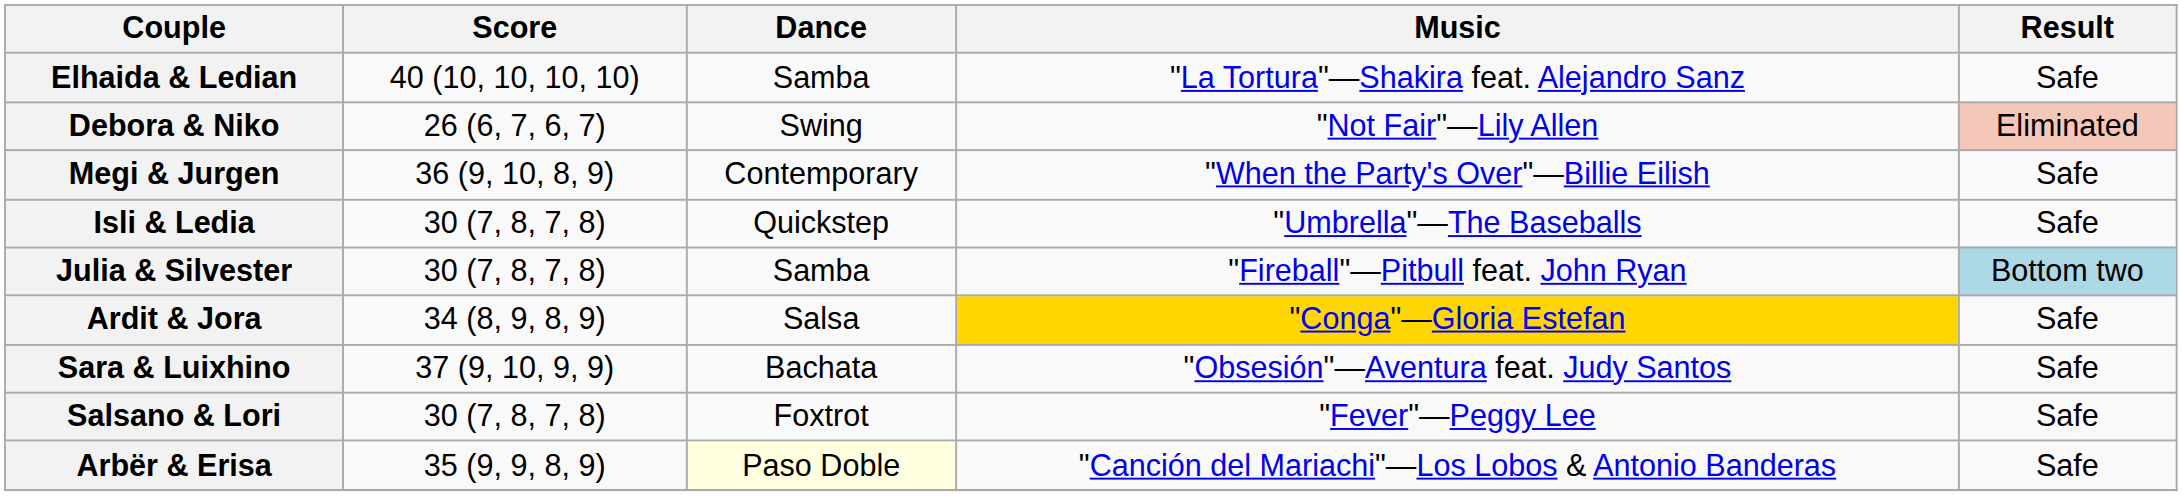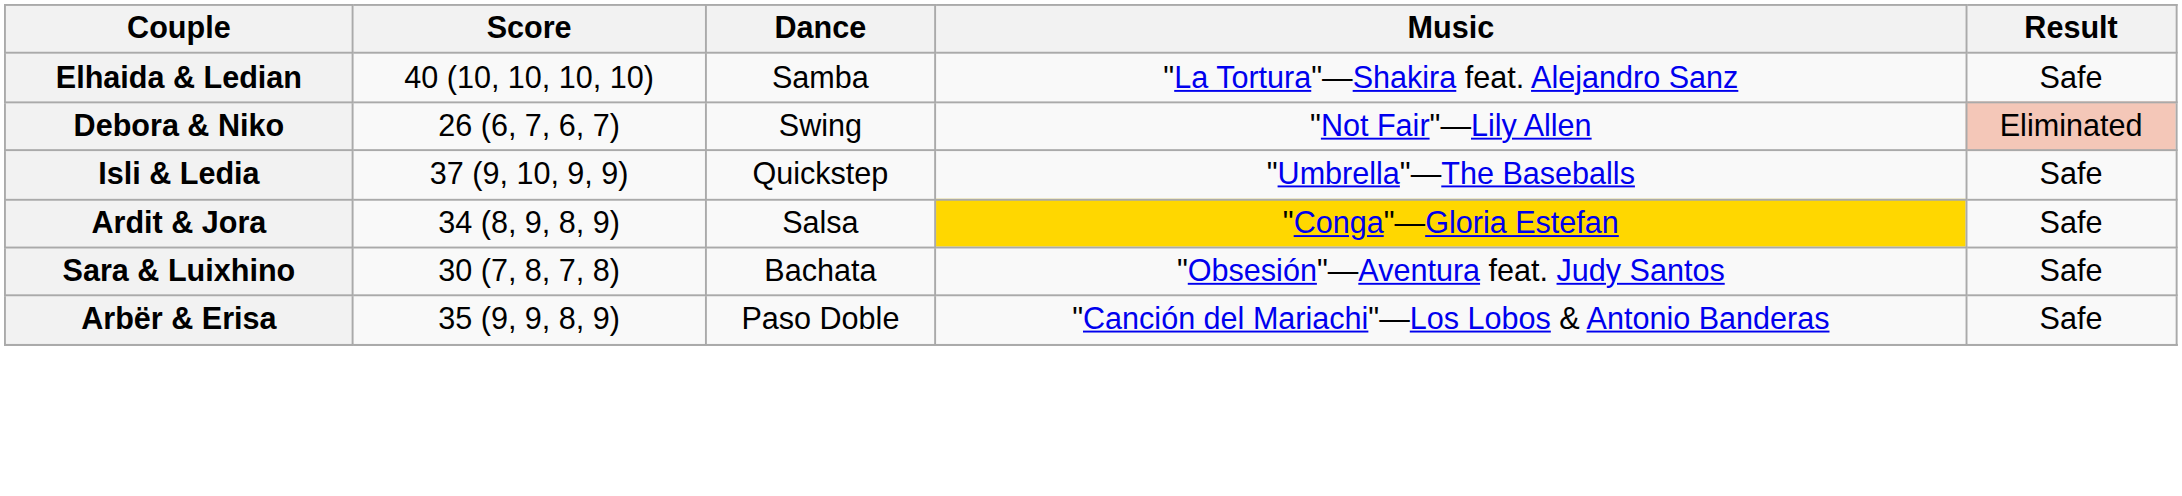- row: (174, 174)
(515, 222) 30 (7, 8, 7, 8) -> (529, 174) 37 (9, 10, 9, 9)
- row: (174, 271)
(515, 367) 37 (9, 10, 9, 9) -> (529, 271) 30 (7, 8, 7, 8)
- row: (174, 416)
(821, 464) lightyellow background -> (820, 319) no background
